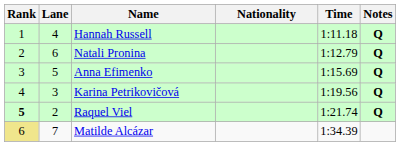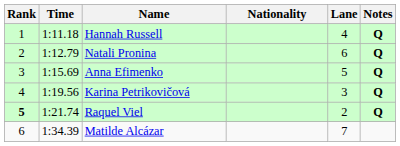columns swapped: (55, 14) <-> (339, 14)
(22, 131) khaki background -> (22, 131) no background
